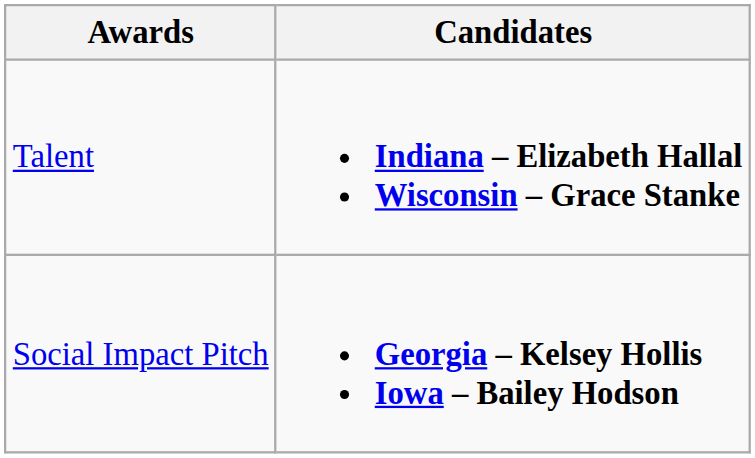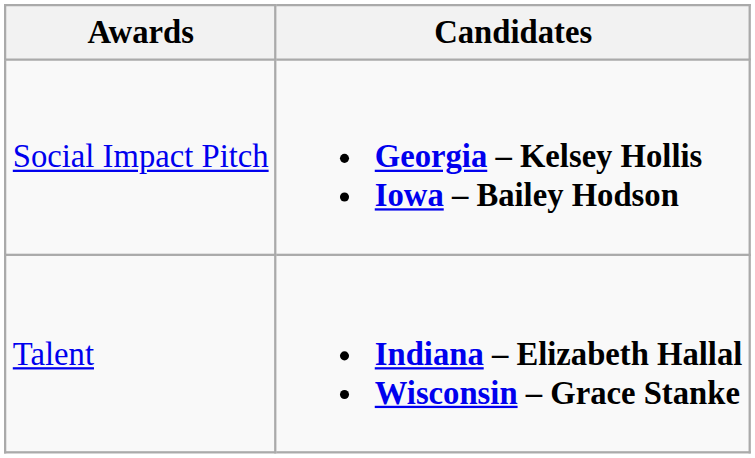rows swapped: (141, 353) <-> (53, 157)
